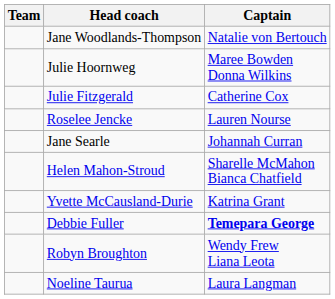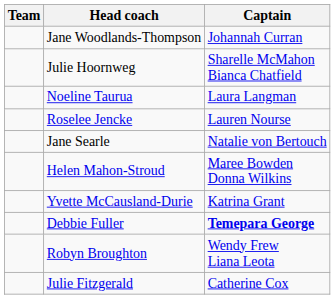(267, 37) Natalie von Bertouch -> (255, 37) Johannah Curran
(250, 67) Maree Bowden Donna Wilkins -> (261, 67) Sharelle McMahon Bianca Chatfield
rows swapped: (90, 97) <-> (90, 283)
(255, 141) Johannah Curran -> (267, 141) Natalie von Bertouch
(261, 171) Sharelle McMahon Bianca Chatfield -> (250, 171) Maree Bowden Donna Wilkins
